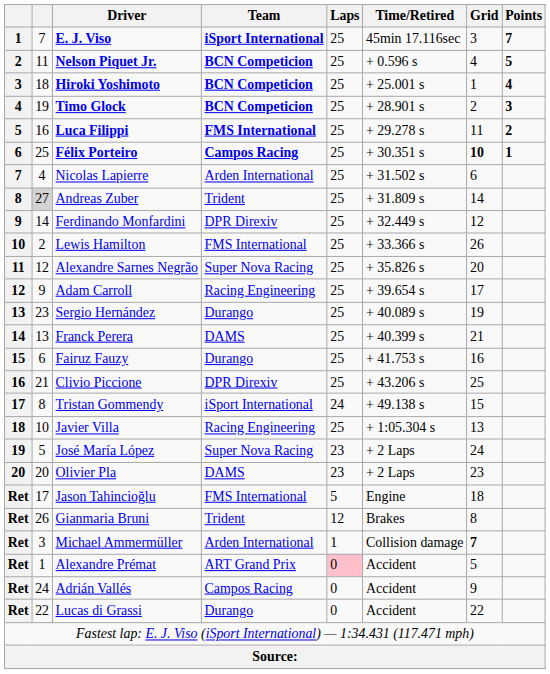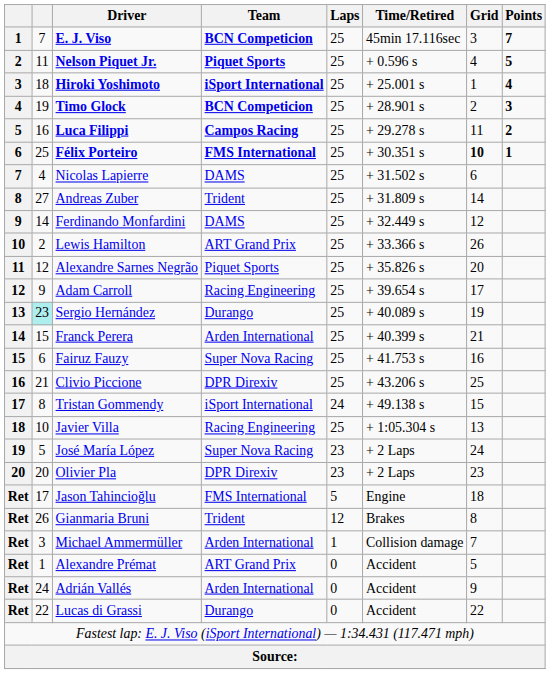(264, 38) iSport International -> (259, 38) BCN Competicion
(259, 61) BCN Competicion -> (245, 61) Piquet Sports
(259, 84) BCN Competicion -> (264, 84) iSport International
(260, 129) FMS International -> (251, 129) Campos Racing
(251, 152) Campos Racing -> (260, 152) FMS International
(259, 175) Arden International -> (225, 175) DAMS
(42, 198) lightgrey background -> (42, 198) no background
(241, 221) DPR Direxiv -> (225, 221) DAMS
(256, 244) FMS International -> (250, 244) ART Grand Prix
(259, 267) Super Nova Racing -> (242, 267) Piquet Sports
(42, 313) no background -> (42, 313) paleturquoise background
(42, 335) 13 -> (42, 335) 15
(225, 335) DAMS -> (259, 335) Arden International
(229, 358) Durango -> (259, 358) Super Nova Racing
(225, 473) DAMS -> (241, 473) DPR Direxiv
(474, 541) bold -> (474, 541) normal
(334, 564) pink background -> (334, 564) no background
(249, 587) Campos Racing -> (259, 587) Arden International
